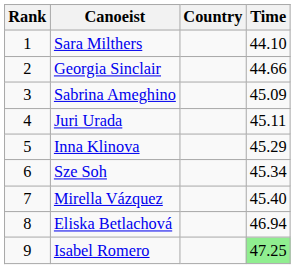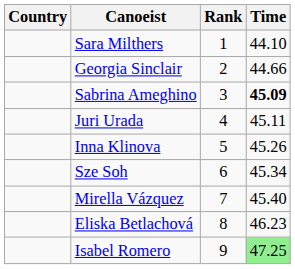columns swapped: (27, 17) <-> (213, 17)
(268, 95) normal -> (268, 95) bold
(268, 146) 45.29 -> (268, 146) 45.26
(268, 224) 46.94 -> (268, 224) 46.23
